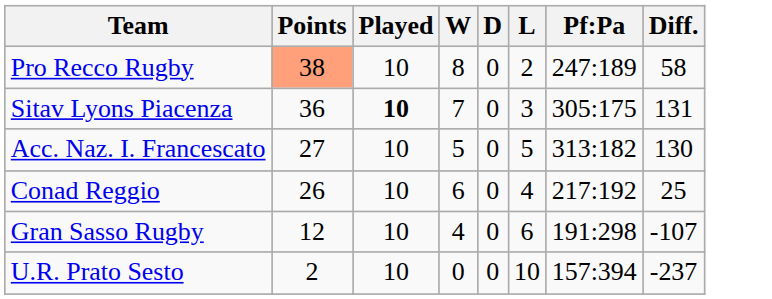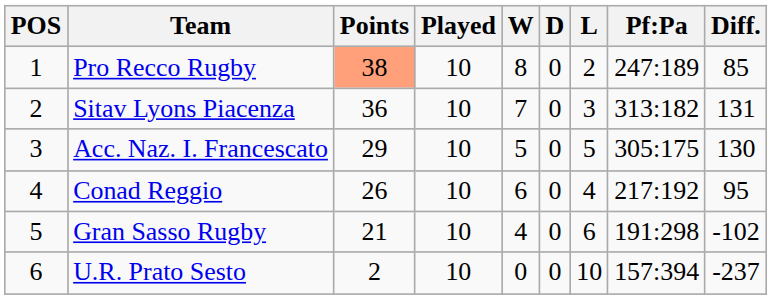+ column: (36, 25)
(674, 67) 58 -> (736, 67) 85
(396, 108) bold -> (458, 108) normal
(594, 108) 305:175 -> (657, 108) 313:182
(312, 149) 27 -> (374, 149) 29
(594, 149) 313:182 -> (657, 149) 305:175
(674, 190) 25 -> (736, 190) 95
(312, 231) 12 -> (374, 231) 21
(674, 231) -107 -> (736, 231) -102
